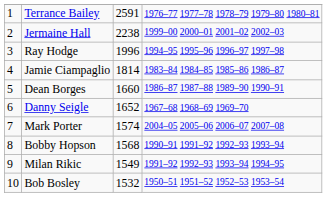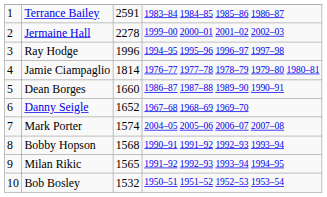(232, 13) 1976–77 1977–78 1978–79 1979–80 1980–81 -> (214, 13) 1983–84 1984–85 1985–86 1986–87
(128, 32) 2238 -> (128, 32) 2278
(214, 70) 1983–84 1984–85 1985–86 1986–87 -> (232, 70) 1976–77 1977–78 1978–79 1979–80 1980–81
(128, 164) 1549 -> (128, 164) 1565
